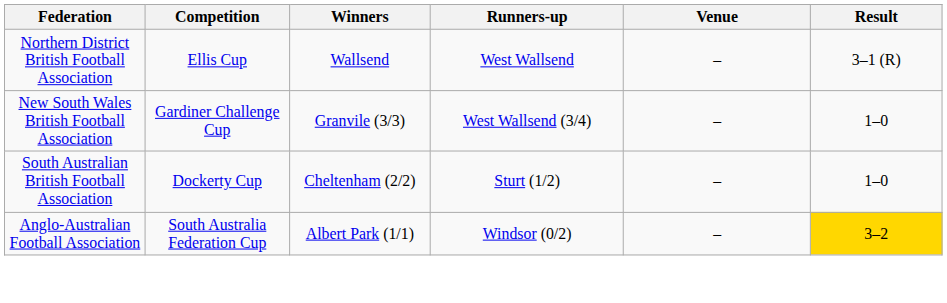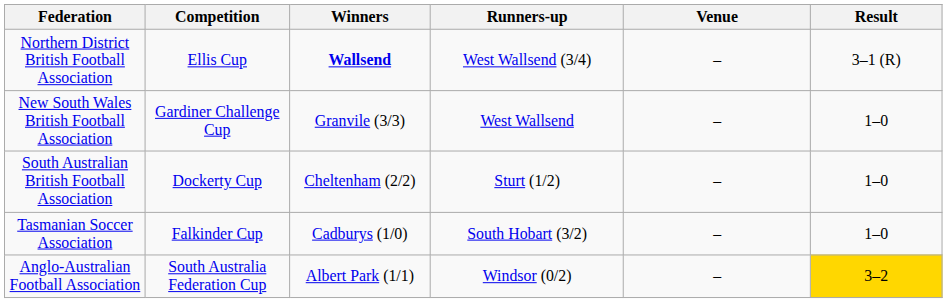(360, 60) normal -> (360, 60) bold
(527, 60) West Wallsend -> (527, 60) West Wallsend (3/4)
(527, 120) West Wallsend (3/4) -> (527, 120) West Wallsend
+ row: (75, 233)
